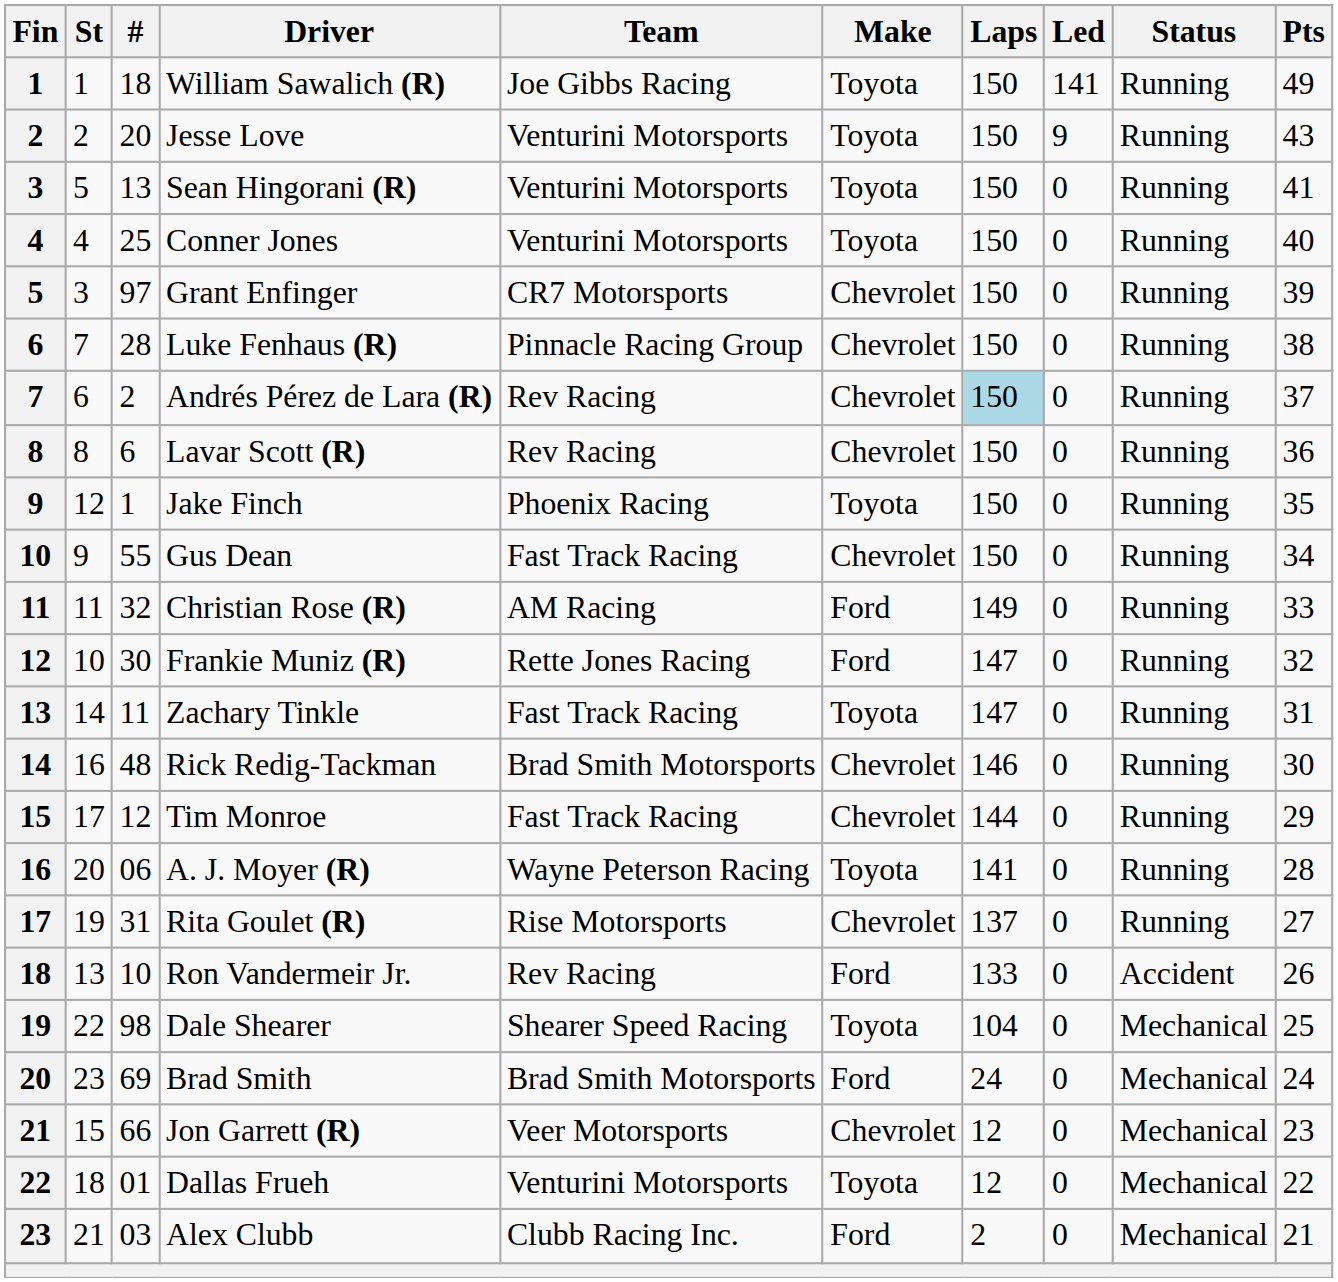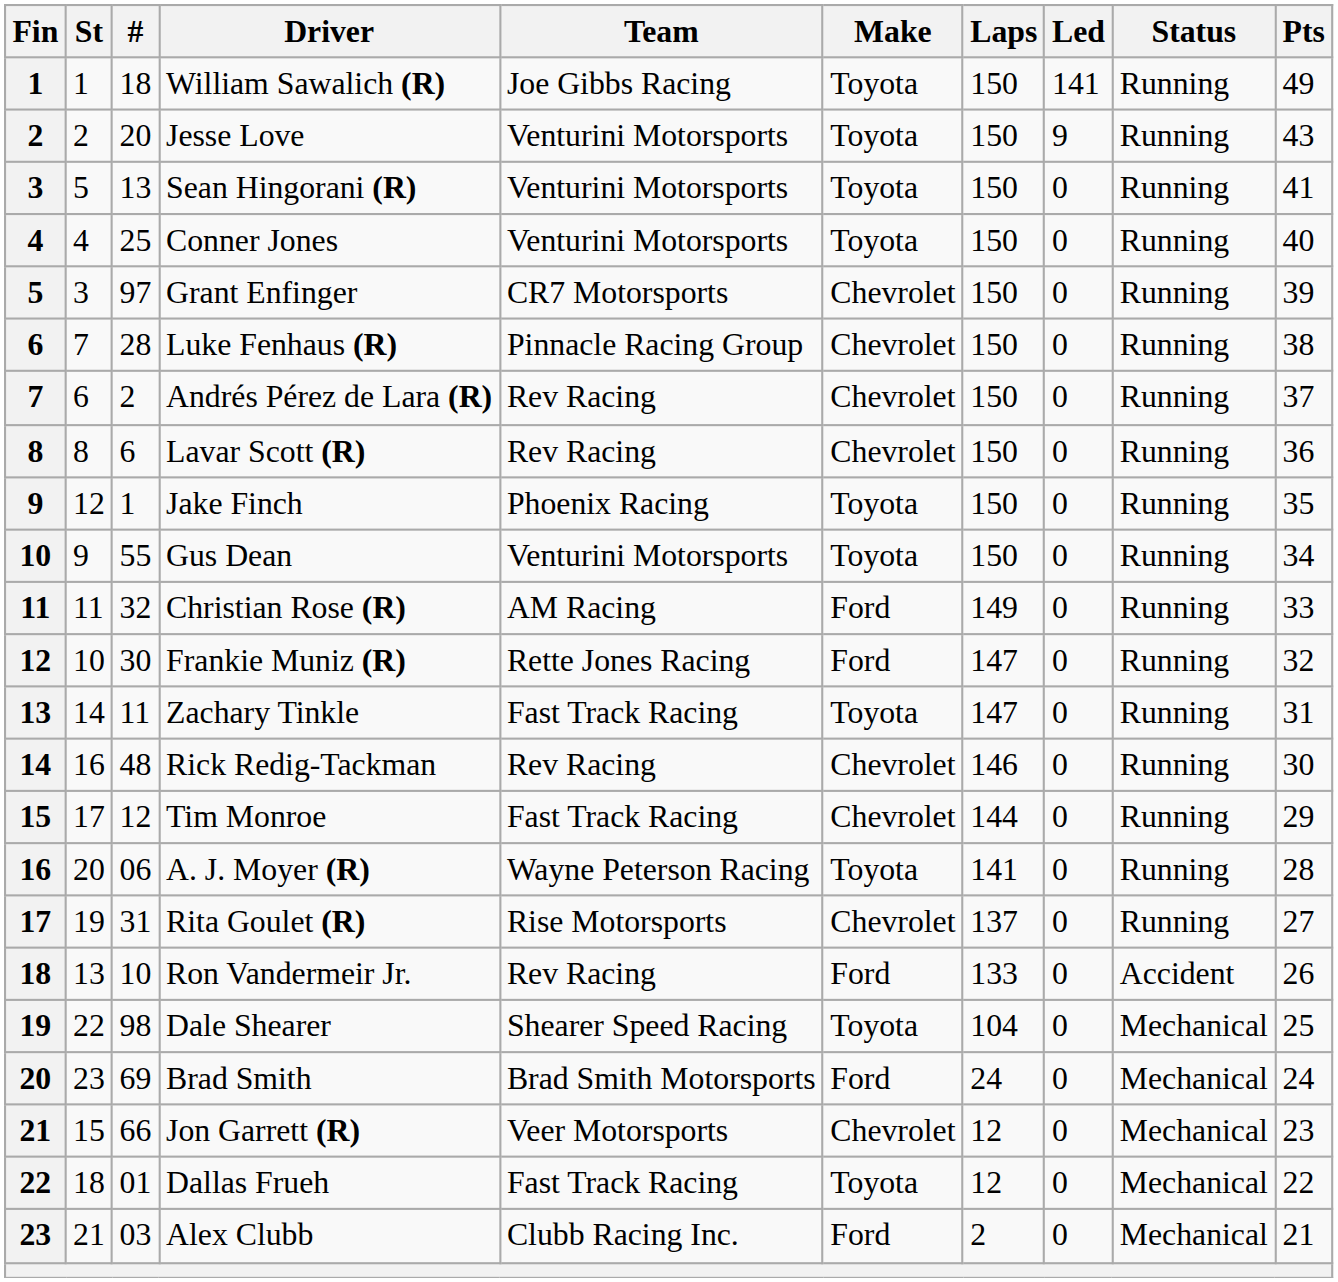(994, 397) lightblue background -> (994, 397) no background
(622, 554) Fast Track Racing -> (648, 554) Venturini Motorsports
(893, 554) Chevrolet -> (874, 554) Toyota
(661, 764) Brad Smith Motorsports -> (581, 764) Rev Racing
(648, 1183) Venturini Motorsports -> (622, 1183) Fast Track Racing
